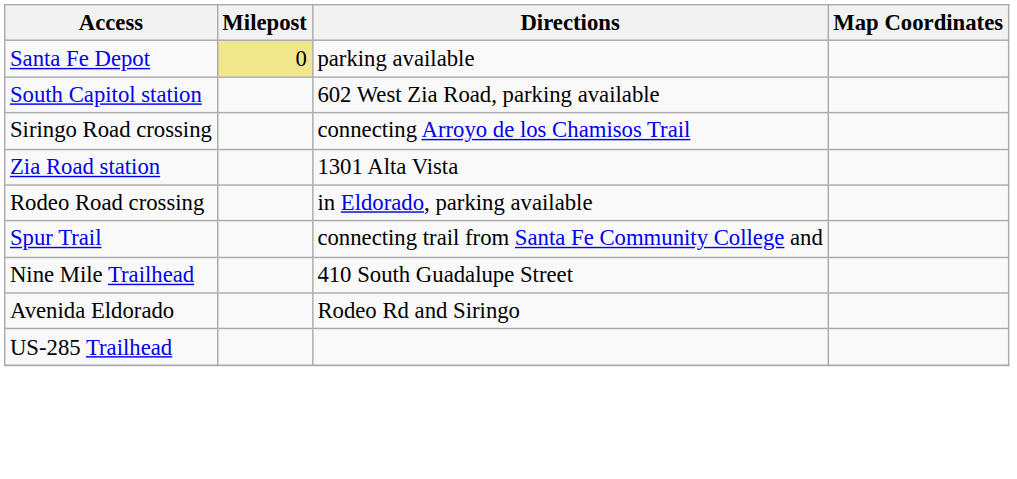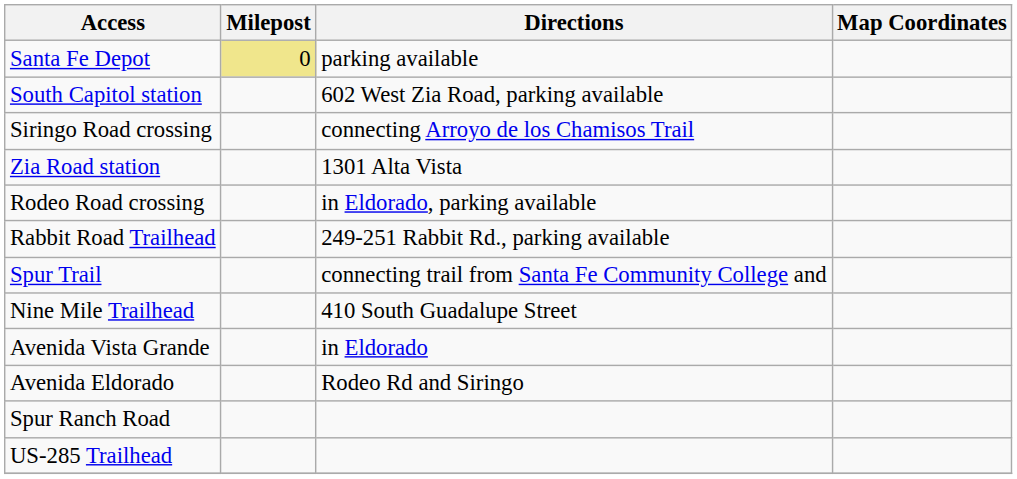+ row: (113, 238)
+ row: (110, 346)
+ row: (90, 418)
